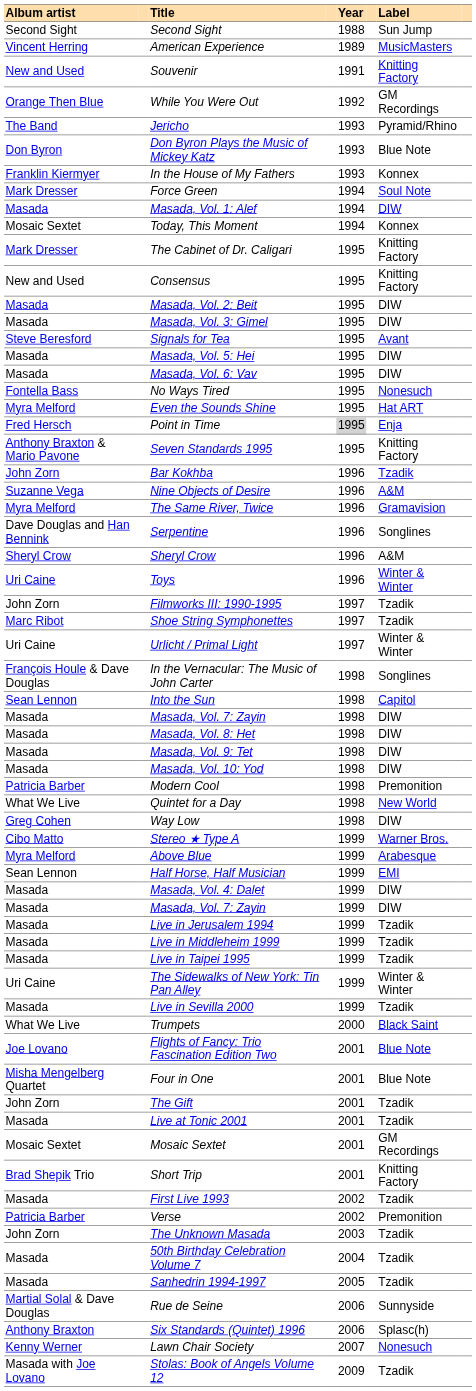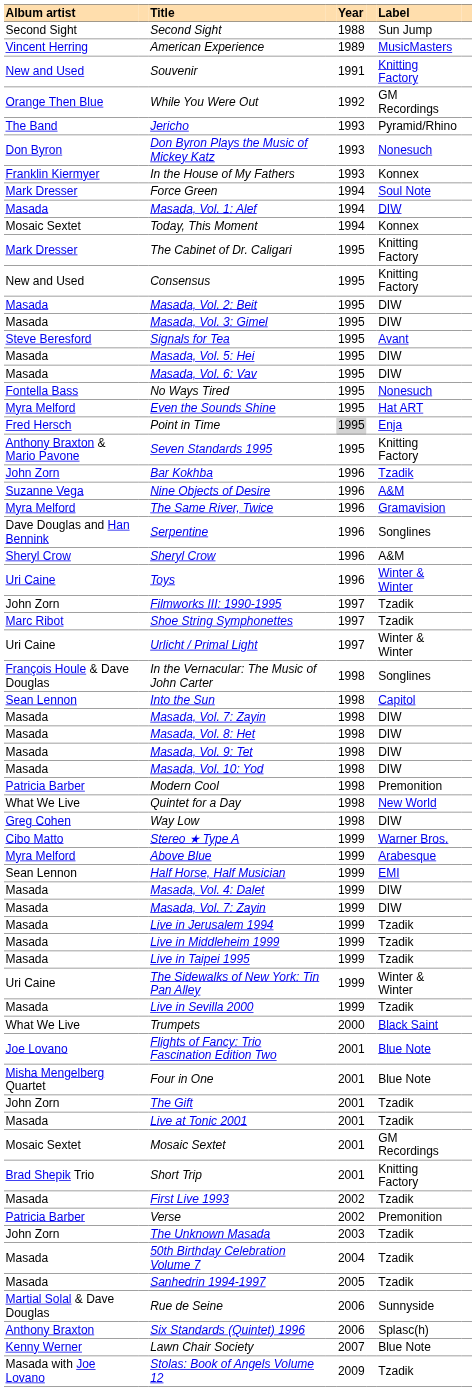(404, 150) Blue Note -> (405, 150) Nonesuch
(405, 1347) Nonesuch -> (404, 1347) Blue Note
